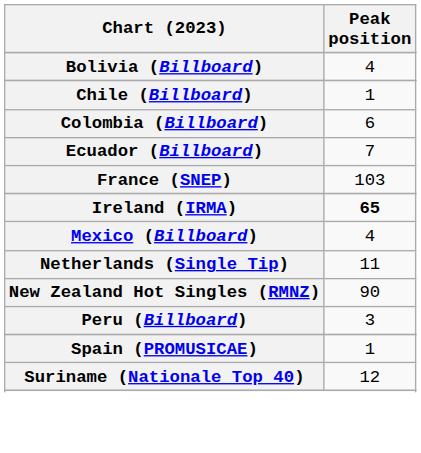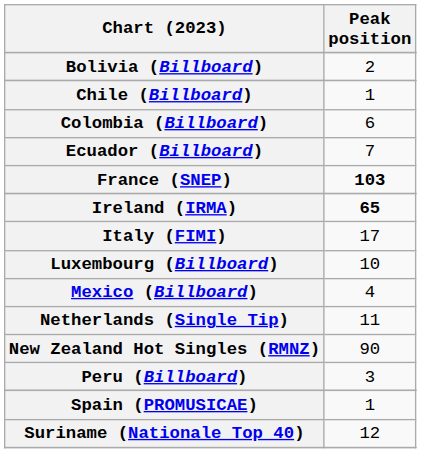(370, 67) 4 -> (370, 67) 2
(370, 180) normal -> (370, 180) bold
+ row: (164, 236)
+ row: (164, 264)
